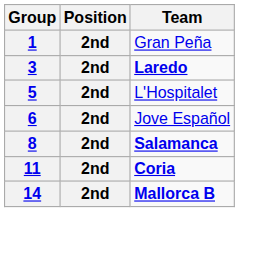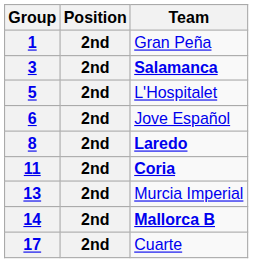(161, 68) Laredo -> (176, 68) Salamanca
(176, 144) Salamanca -> (161, 144) Laredo
+ row: (32, 194)
+ row: (32, 245)
